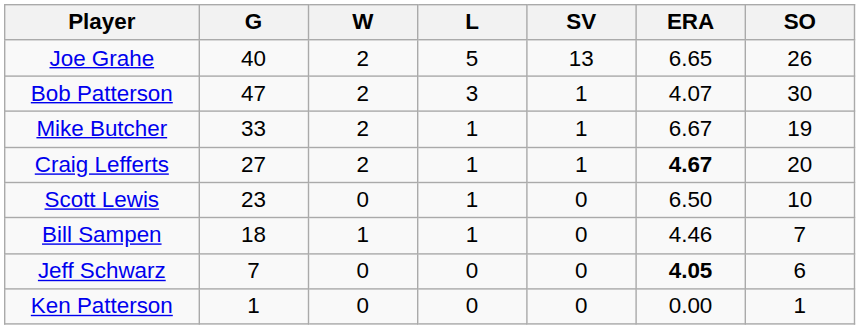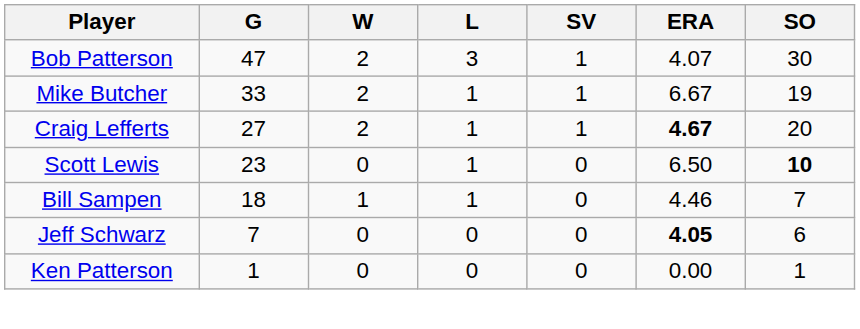- row: (102, 57)
(800, 199) normal -> (800, 164) bold
